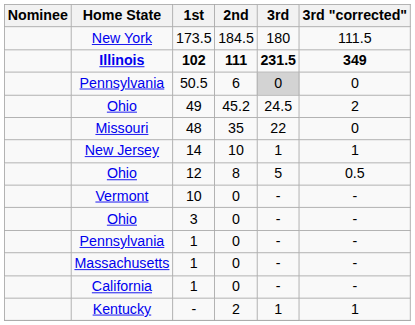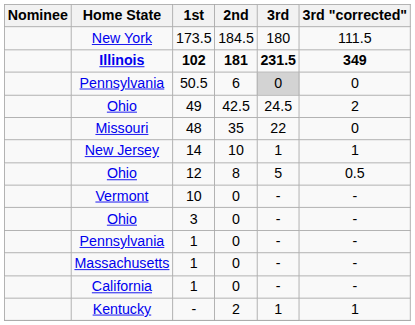(236, 60) 111 -> (236, 60) 181
(236, 106) 45.2 -> (236, 106) 42.5
